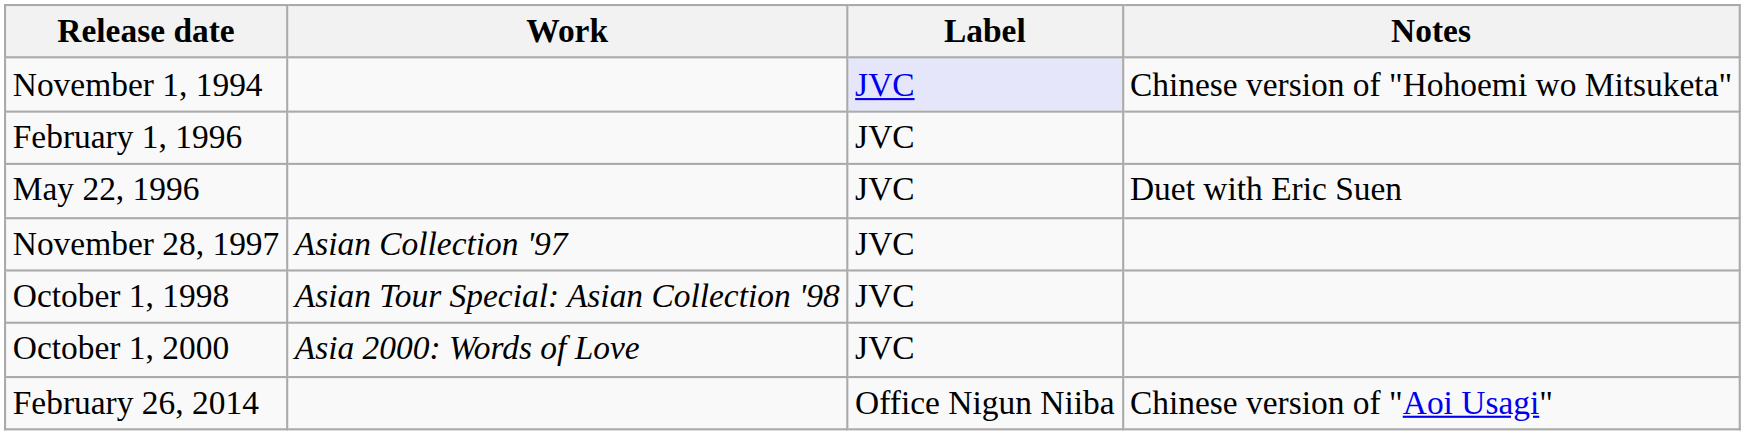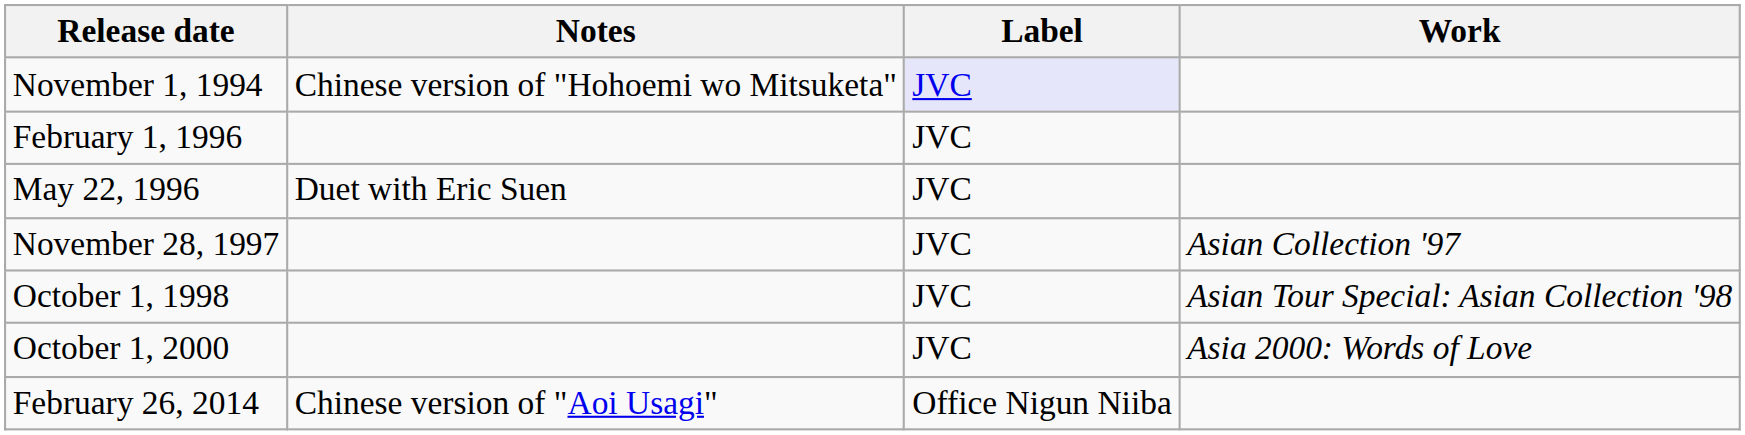columns swapped: (567, 31) <-> (1431, 31)
